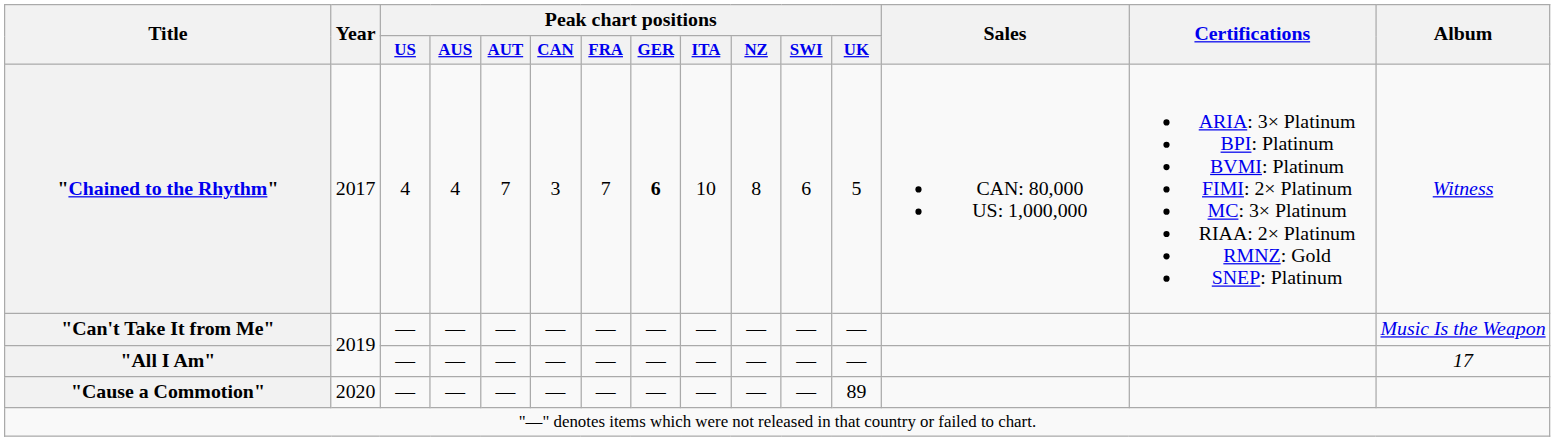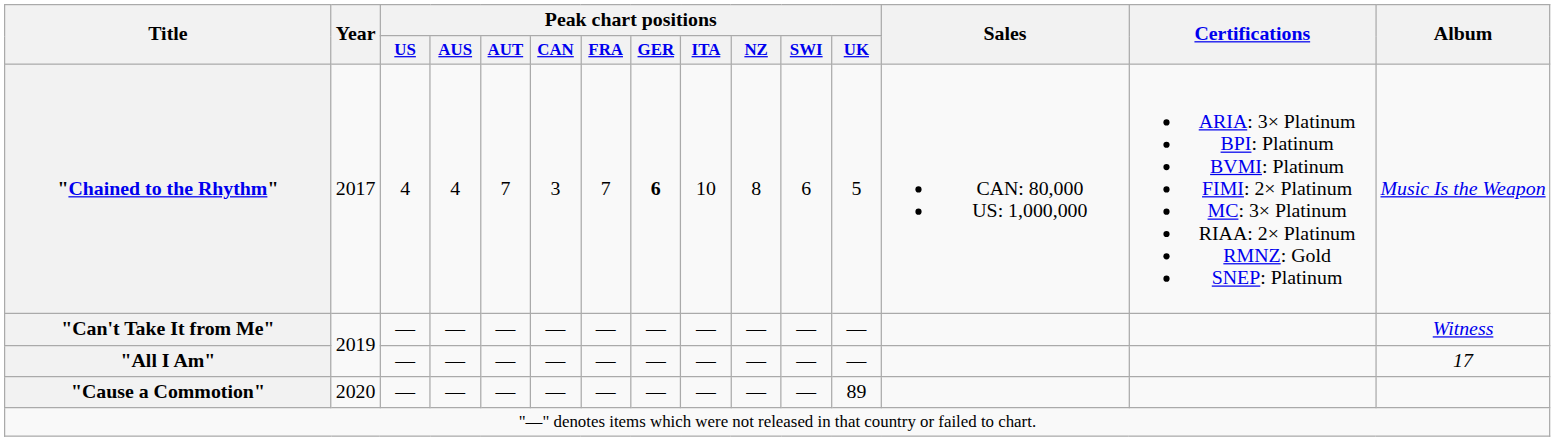(1463, 188) Witness -> (1463, 188) Music Is the Weapon
(1463, 329) Music Is the Weapon -> (1463, 329) Witness
